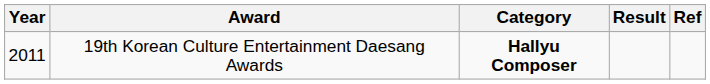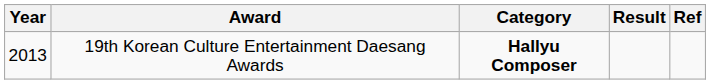(27, 55) 2011 -> (28, 55) 2013
